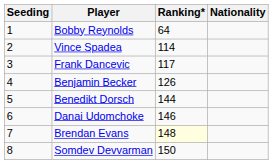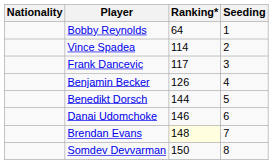columns swapped: (238, 13) <-> (28, 13)
